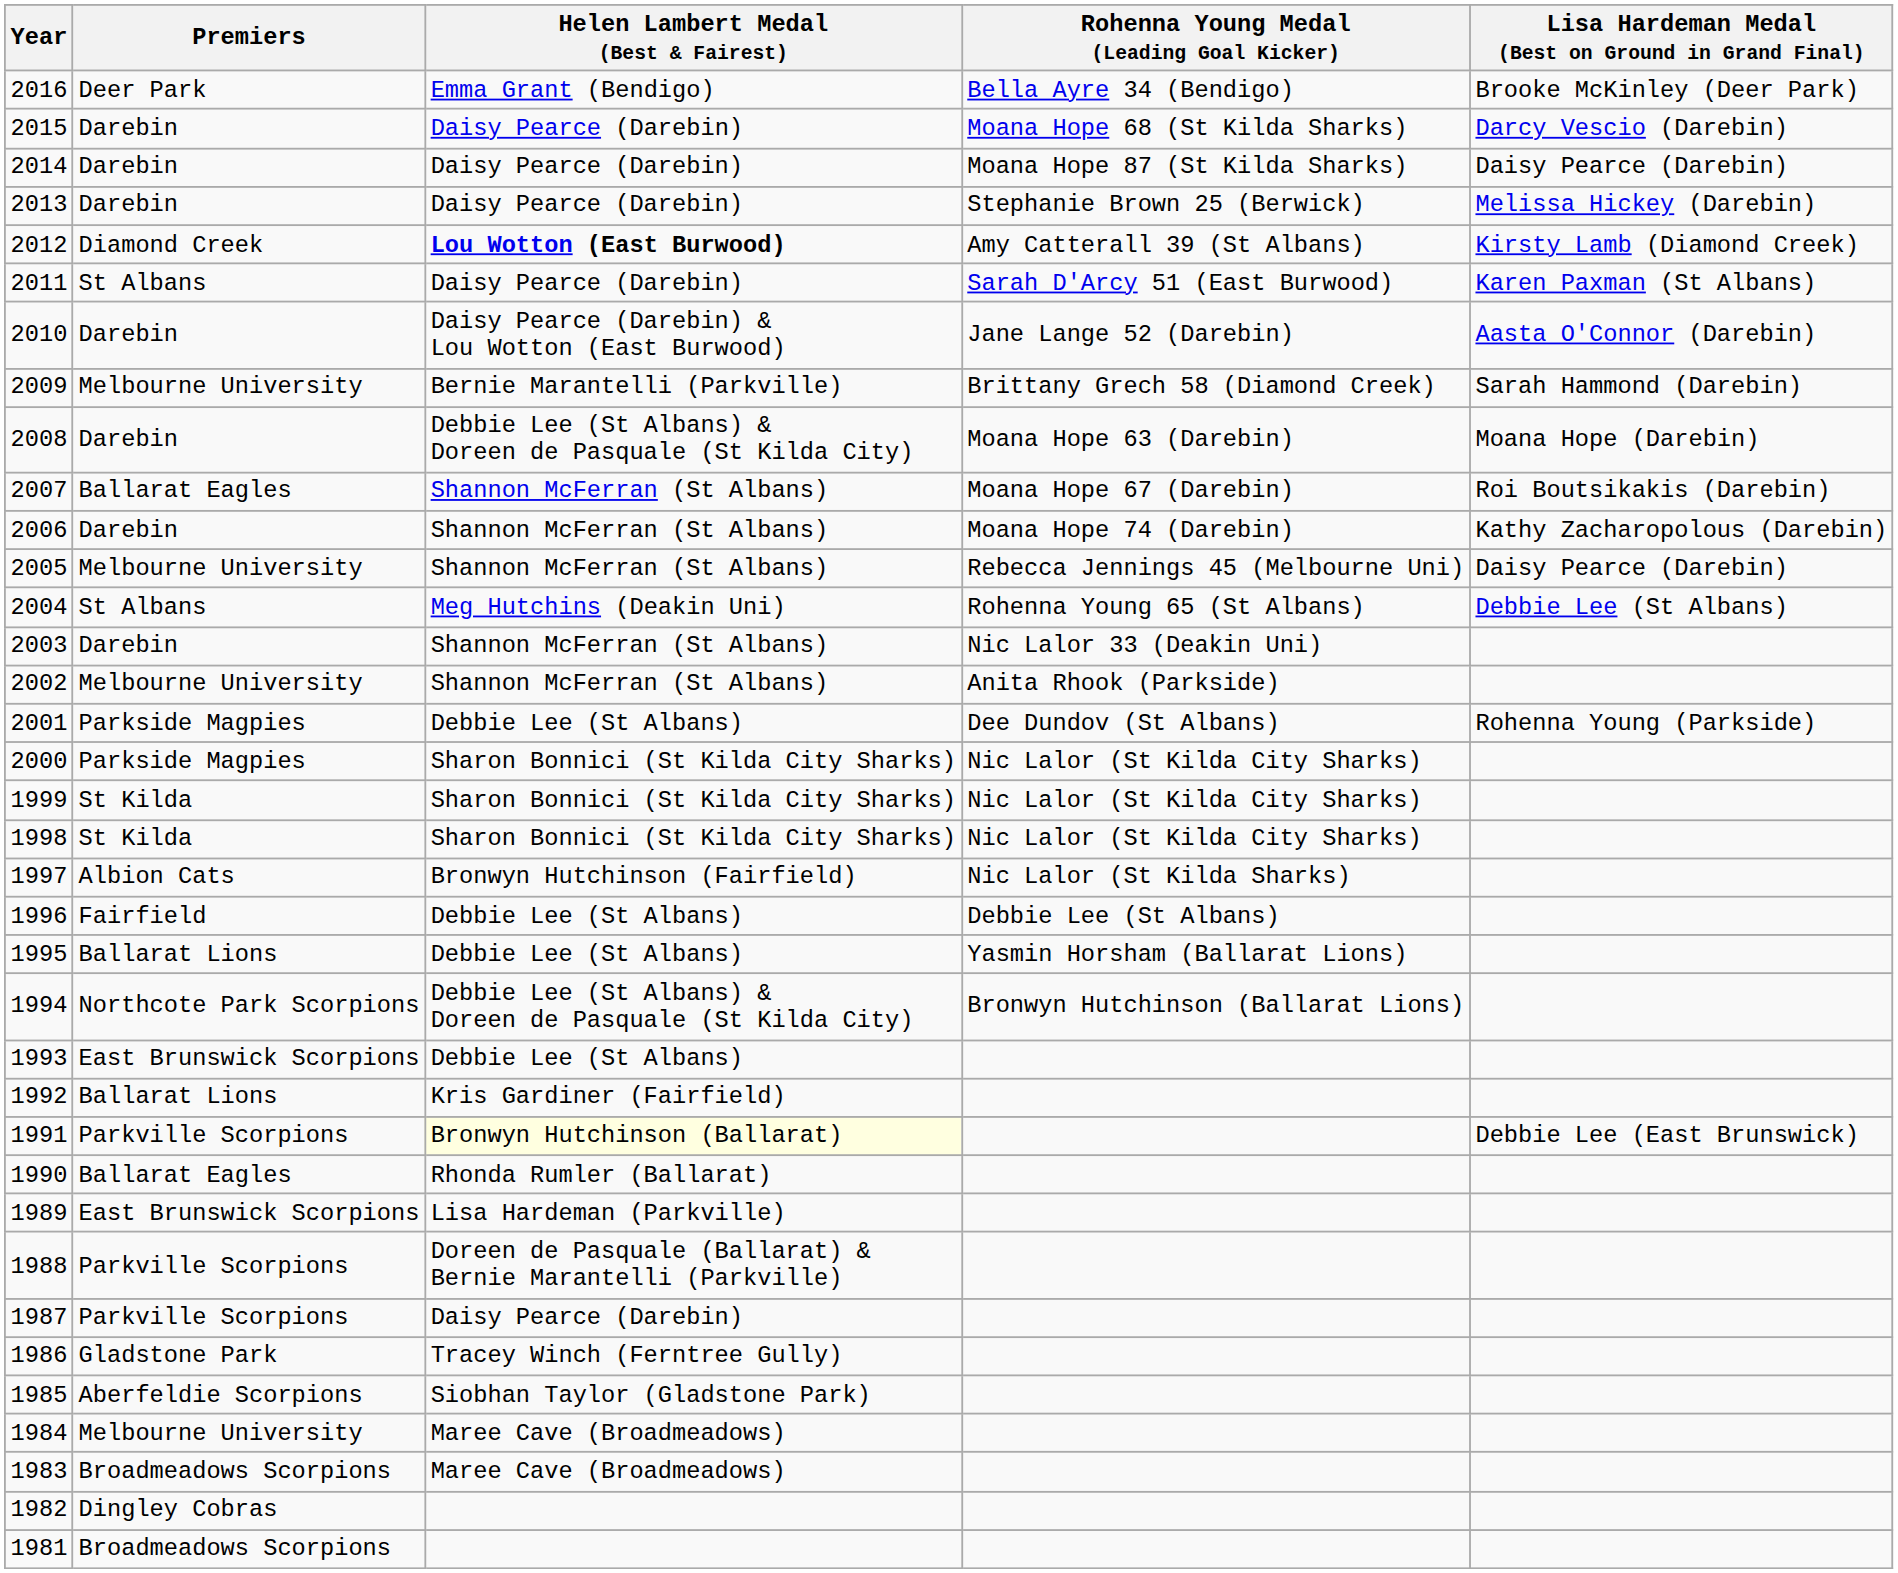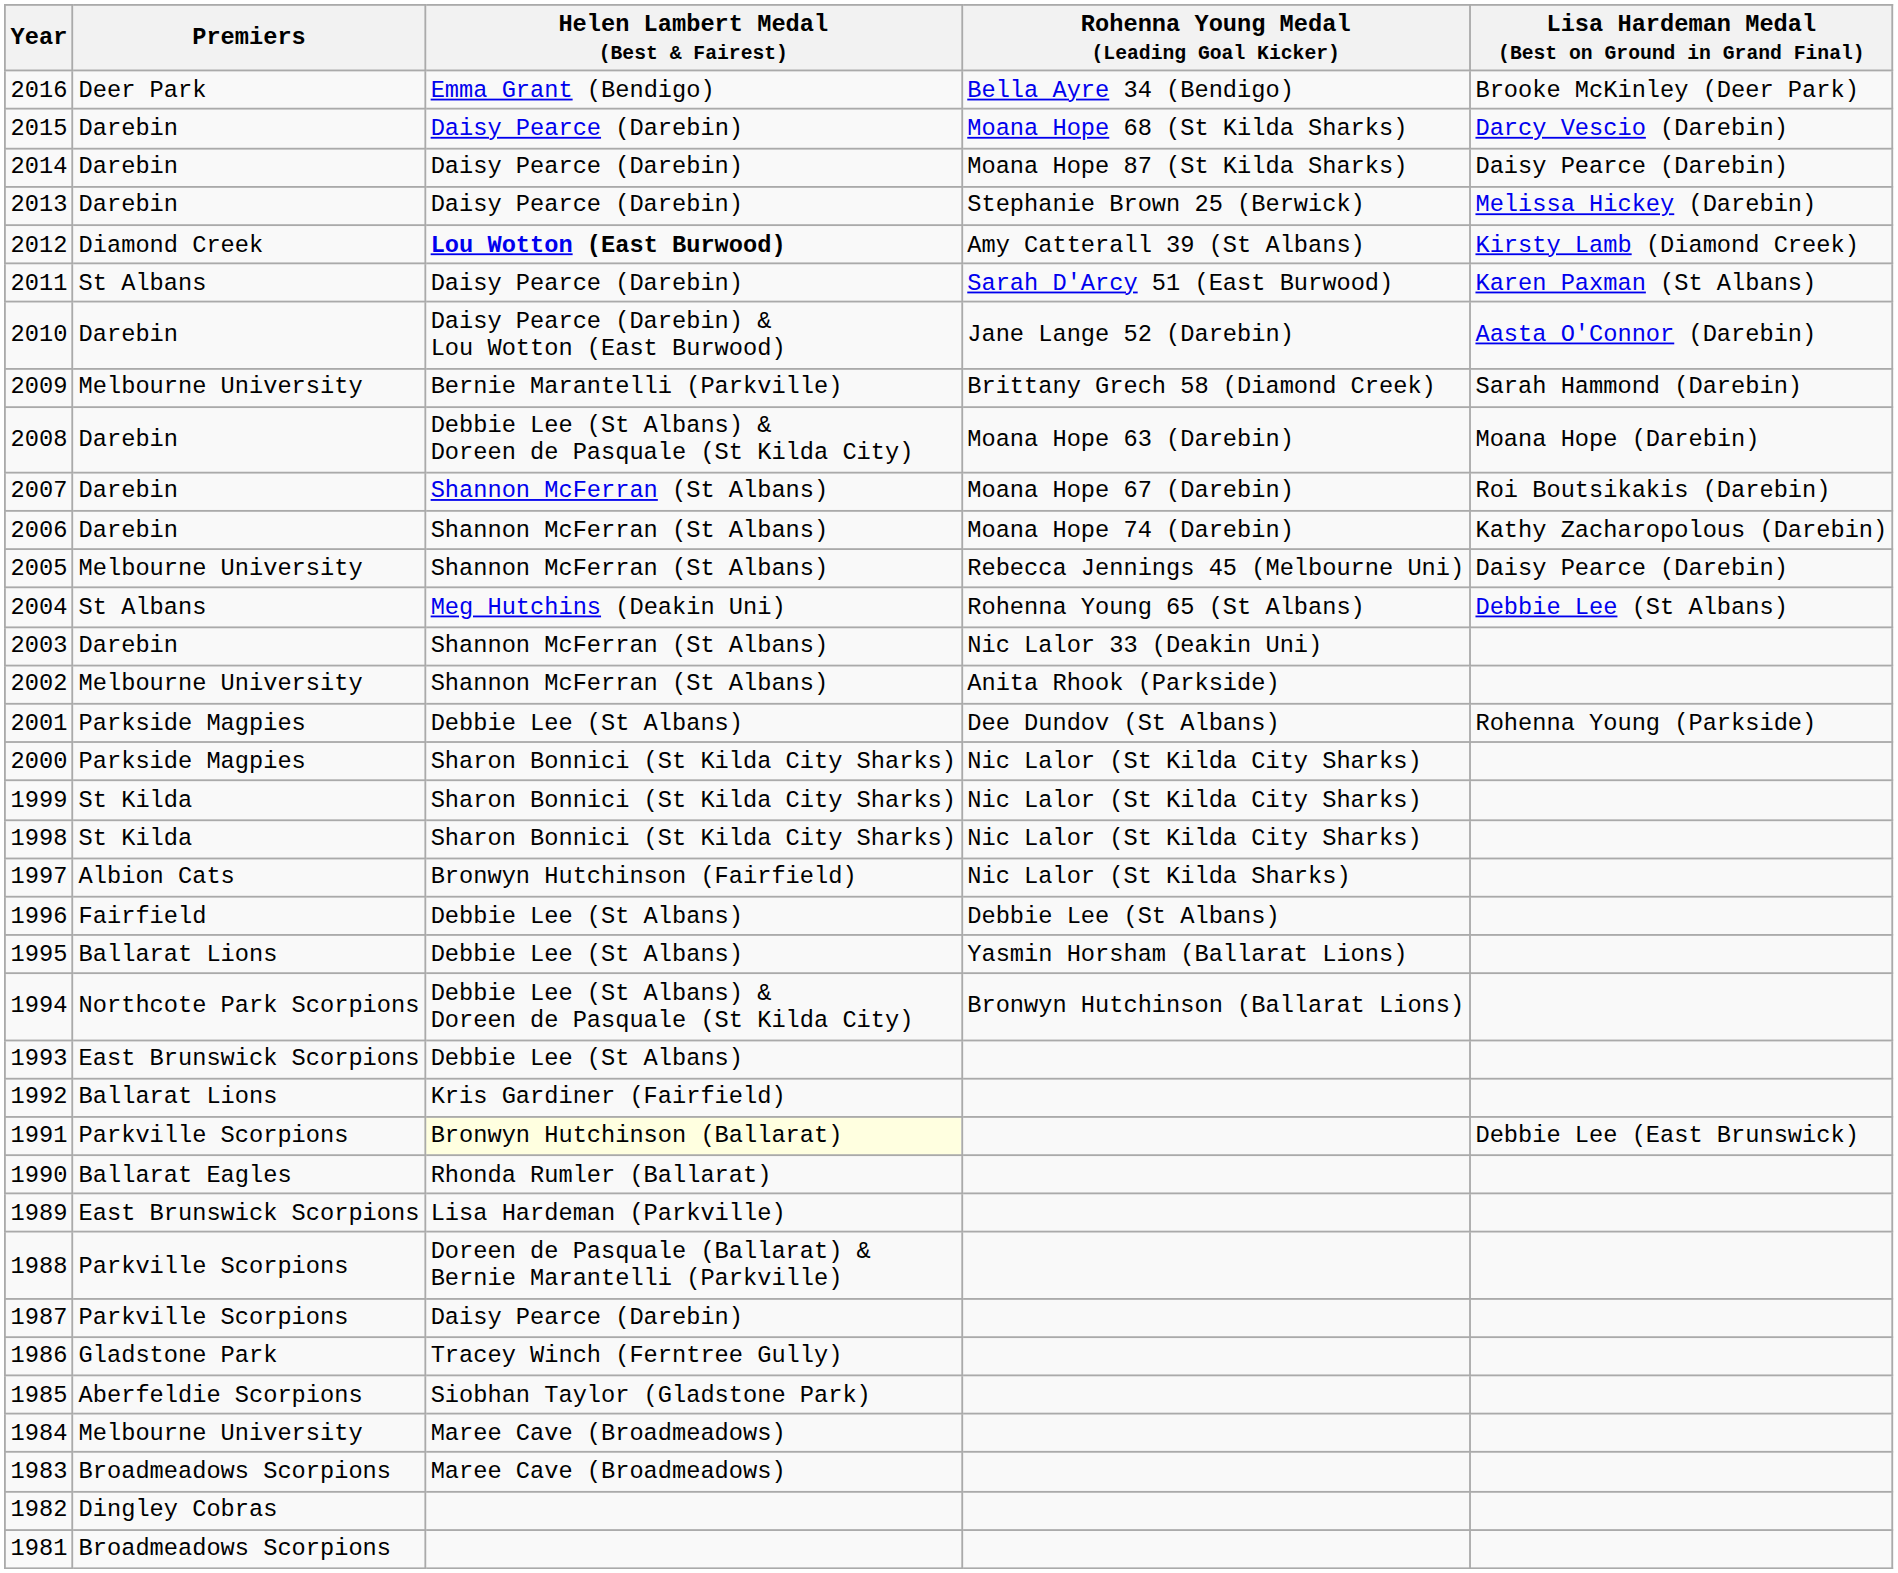(185, 492) Ballarat Eagles -> (128, 492) Darebin
